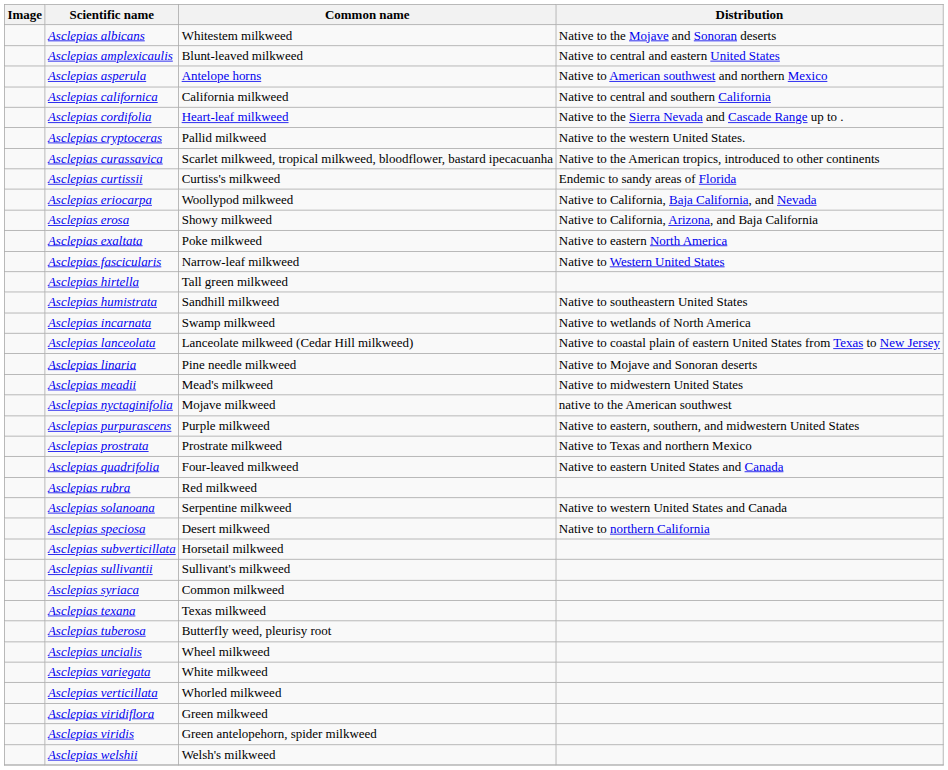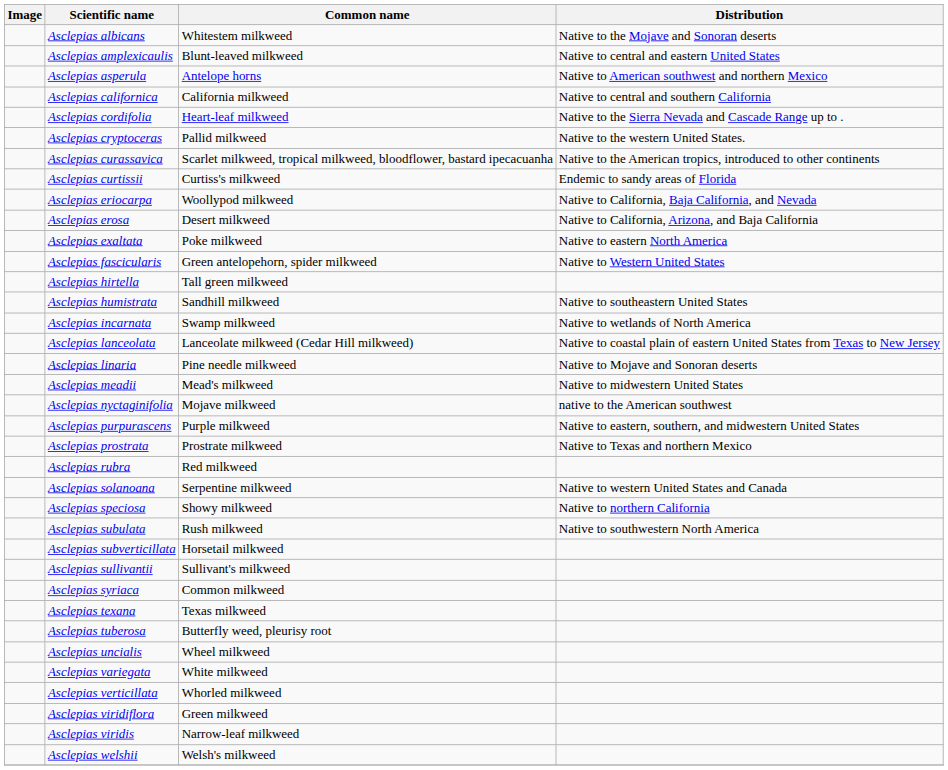(227, 220) Showy milkweed -> (226, 220) Desert milkweed
(241, 261) Narrow-leaf milkweed -> (279, 261) Green antelopehorn, spider milkweed
- row: (104, 466)
(226, 528) Desert milkweed -> (227, 508) Showy milkweed
+ row: (97, 528)
(279, 734) Green antelopehorn, spider milkweed -> (241, 734) Narrow-leaf milkweed
